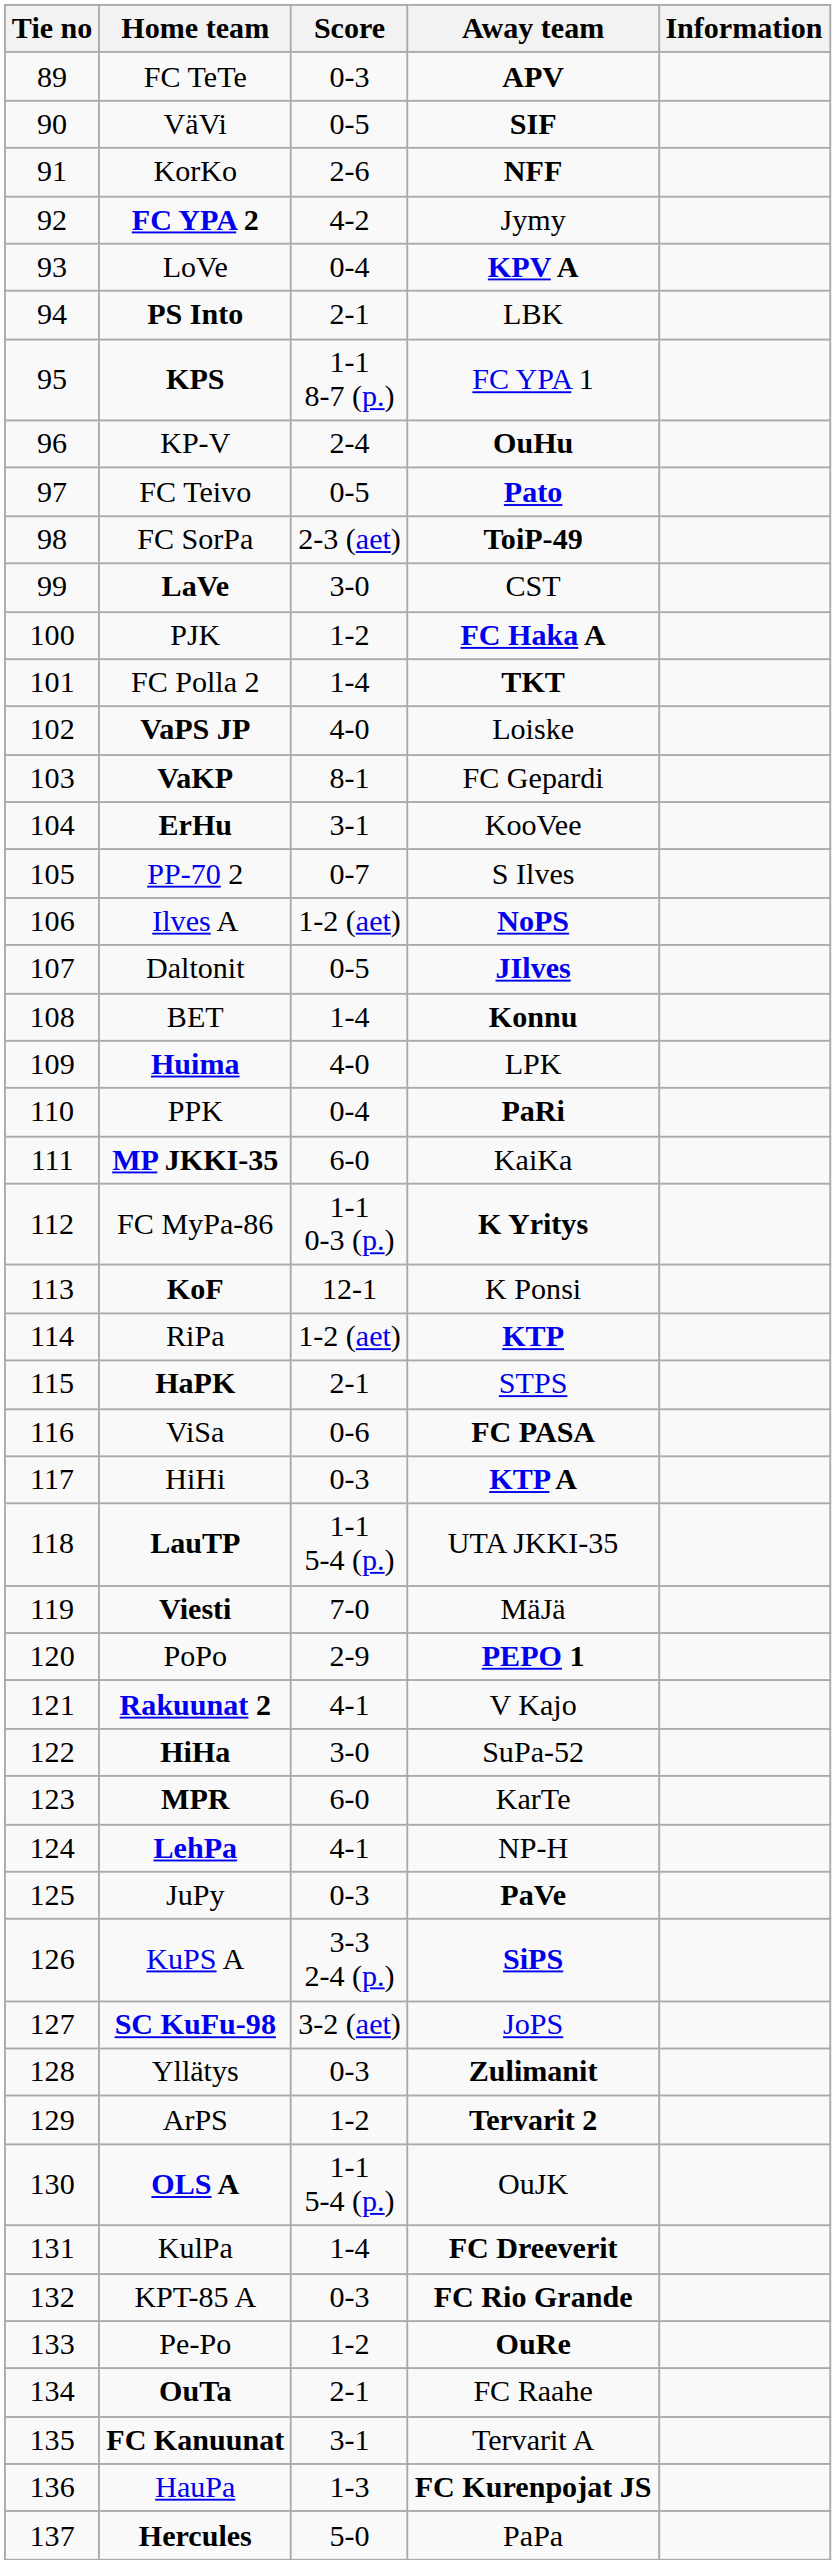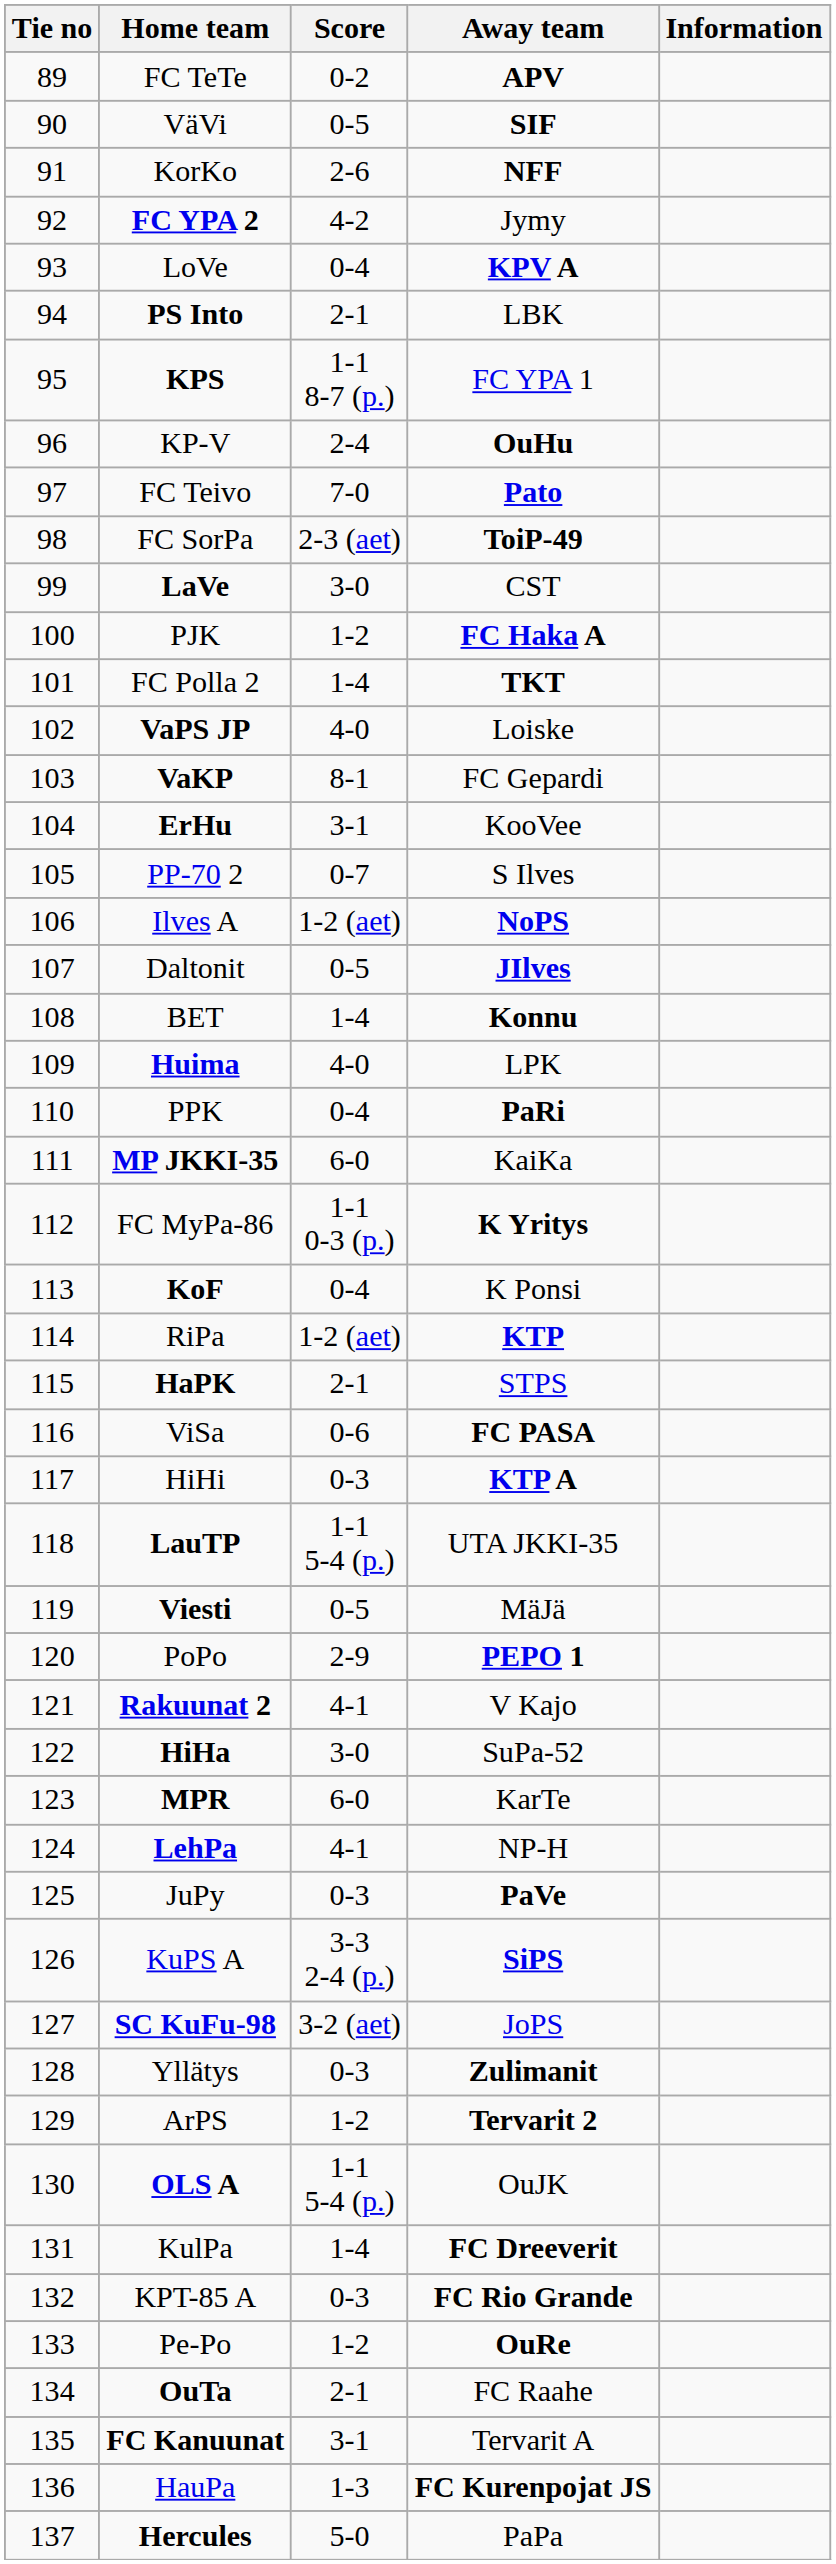(350, 76) 0-3 -> (350, 76) 0-2
(350, 491) 0-5 -> (350, 491) 7-0
(350, 1288) 12-1 -> (350, 1288) 0-4
(350, 1608) 7-0 -> (350, 1608) 0-5
